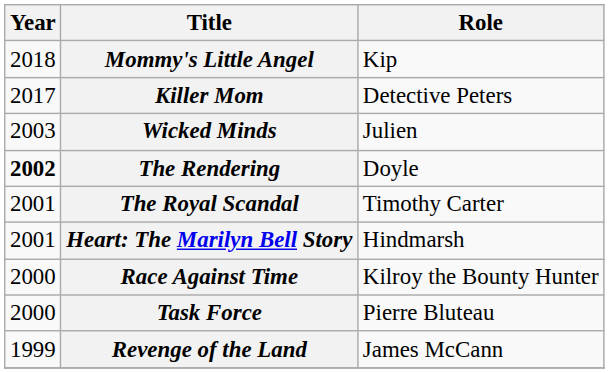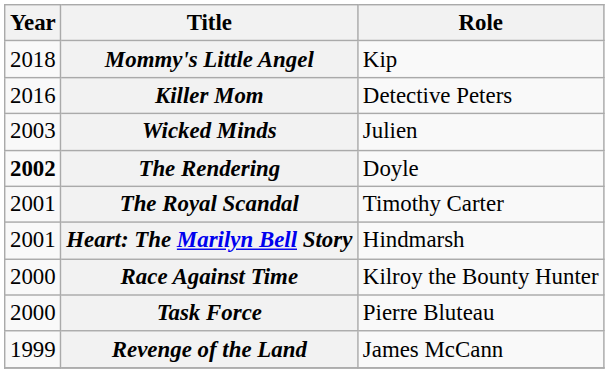(33, 95) 2017 -> (33, 95) 2016
